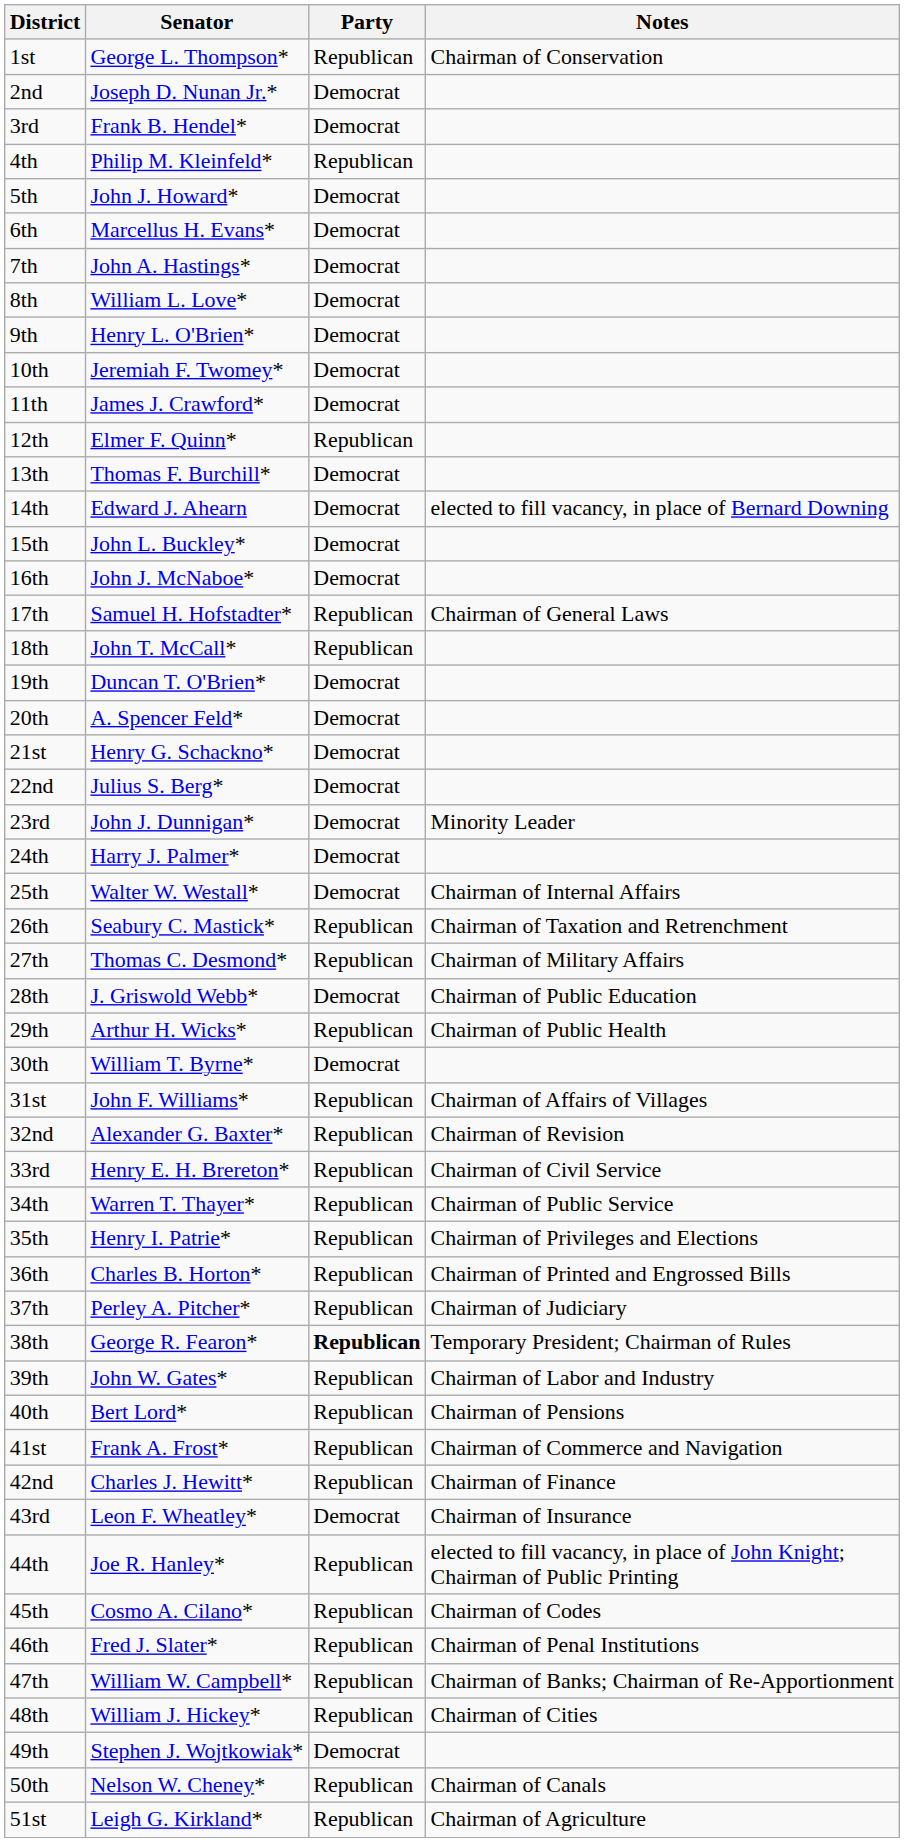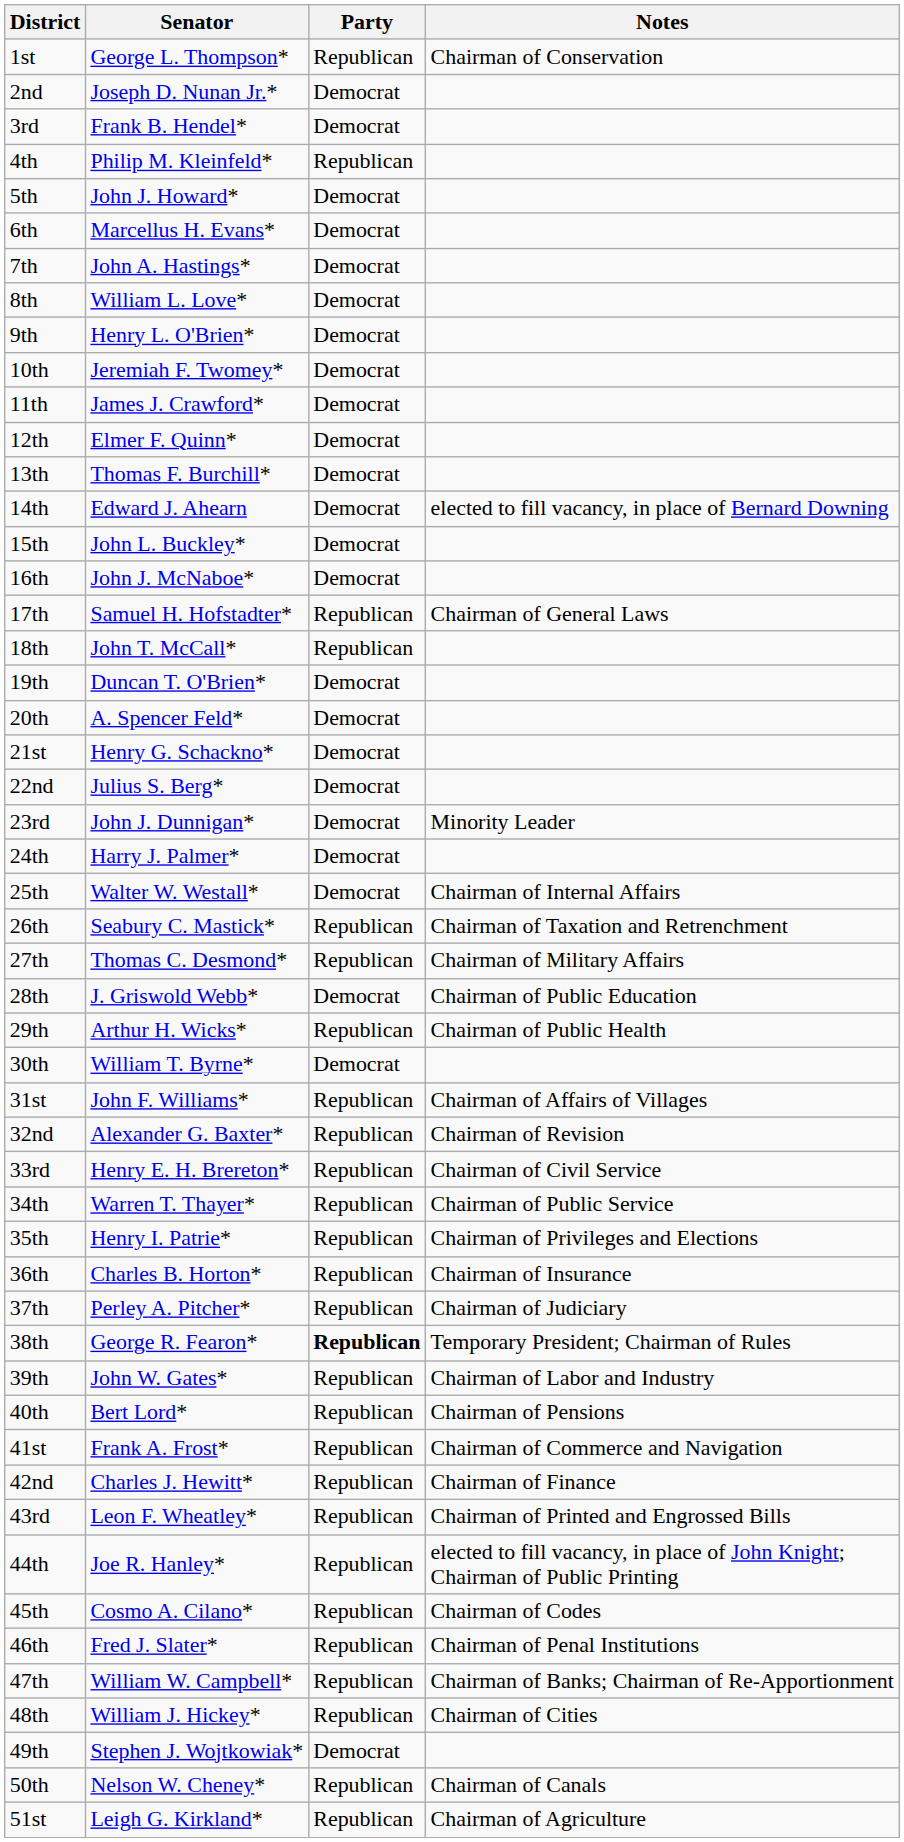(363, 439) Republican -> (357, 439) Democrat
(611, 1273) Chairman of Printed and Engrossed Bills -> (531, 1273) Chairman of Insurance
(357, 1516) Democrat -> (363, 1516) Republican
(531, 1516) Chairman of Insurance -> (611, 1516) Chairman of Printed and Engrossed Bills
